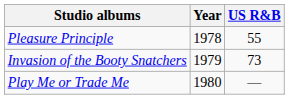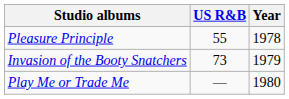columns swapped: (254, 15) <-> (207, 15)
